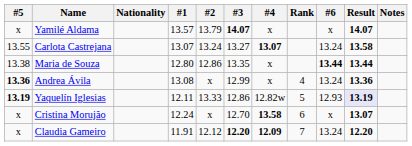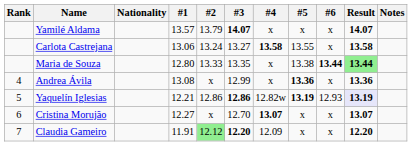columns swapped: (302, 13) <-> (18, 13)
(182, 47) 13.07 -> (183, 47) 13.06
(270, 47) 13.07 -> (271, 47) 13.58
(330, 47) 13.24 -> (330, 47) x
(210, 64) 12.86 -> (211, 64) 13.33
(361, 64) no background -> (361, 64) lightgreen background
(330, 81) 13.24 -> (330, 81) x
(182, 98) 12.11 -> (183, 98) 12.21
(210, 98) 13.33 -> (211, 98) 12.86
(238, 98) normal -> (239, 98) bold
(182, 115) 12.24 -> (183, 115) 12.27
(270, 115) 13.58 -> (271, 115) 13.07
(210, 132) no background -> (211, 132) lightgreen background
(270, 132) bold -> (271, 132) normal
(330, 132) 13.24 -> (330, 132) x
